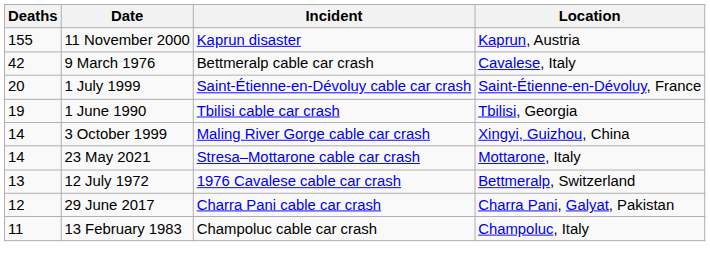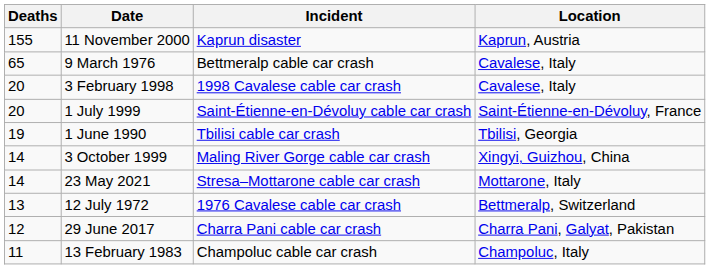(16, 63) 42 -> (16, 63) 65
+ row: (119, 87)
